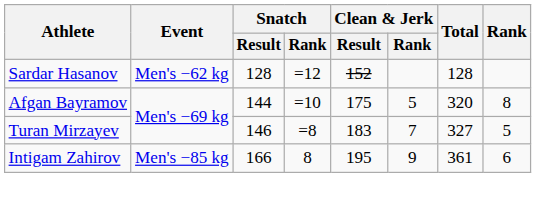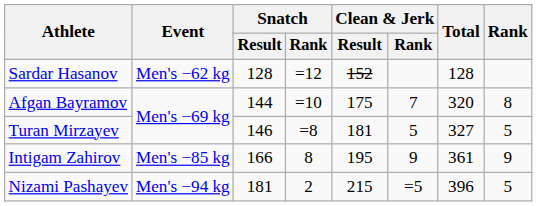(412, 102) 5 -> (413, 102) 7
(359, 130) 183 -> (360, 130) 181
(412, 130) 7 -> (413, 130) 5
(507, 158) 6 -> (508, 158) 9
+ row: (68, 187)
